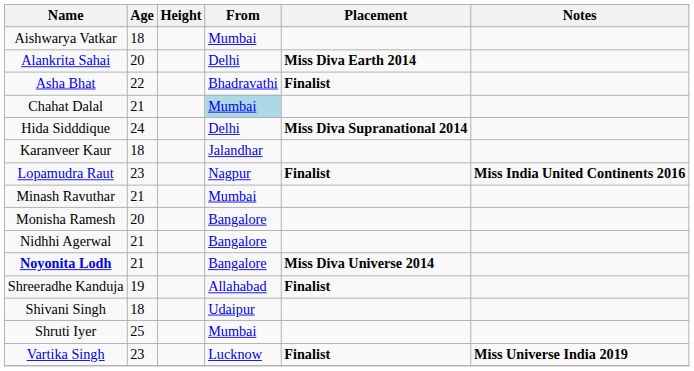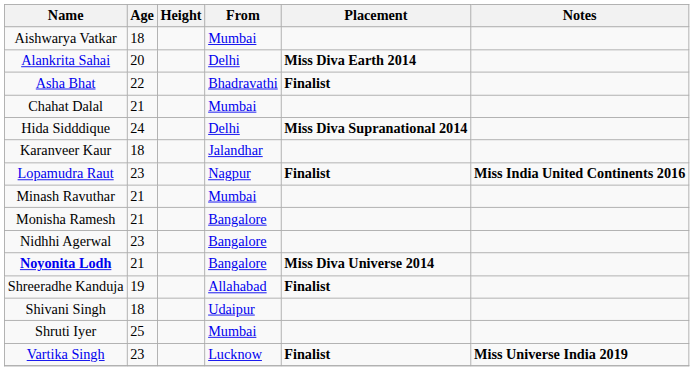(232, 106) lightblue background -> (232, 106) no background
(137, 219) 20 -> (137, 219) 21
(137, 241) 21 -> (137, 241) 23
